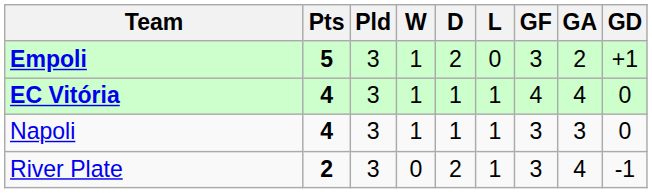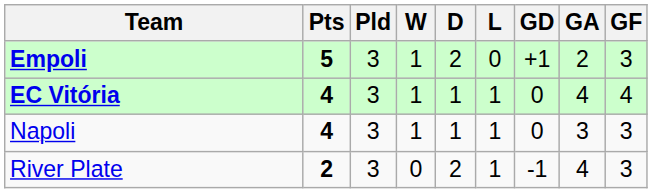columns swapped: (536, 22) <-> (625, 22)
